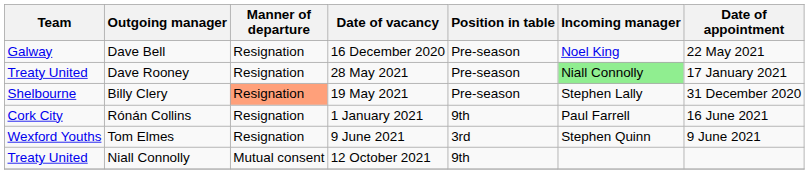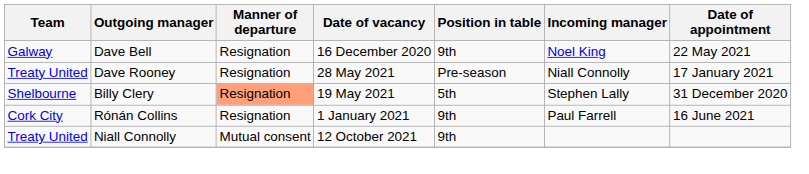(486, 51) Pre-season -> (447, 51) 9th
(602, 72) lightgreen background -> (589, 72) no background
(486, 94) Pre-season -> (447, 94) 5th
- row: (141, 136)
